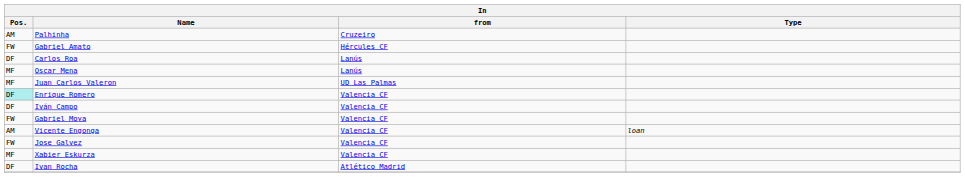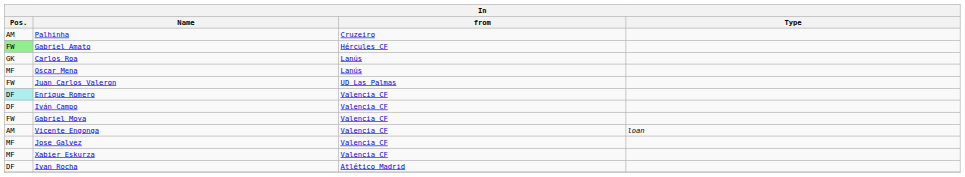(10, 46) no background -> (10, 46) lightgreen background
(10, 58) DF -> (10, 58) GK
(10, 82) MF -> (10, 82) FW
(10, 142) FW -> (10, 142) MF
